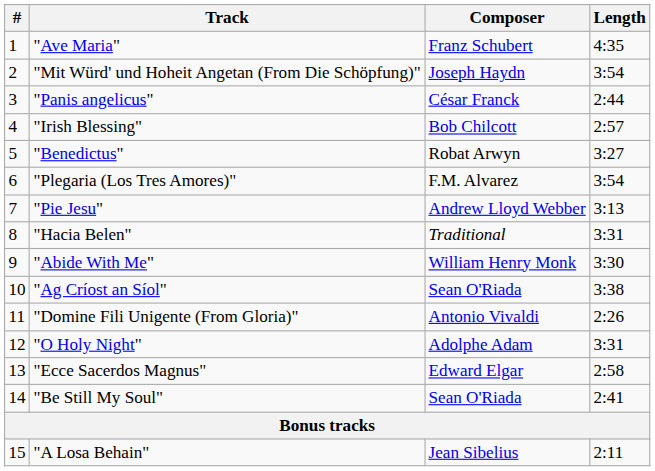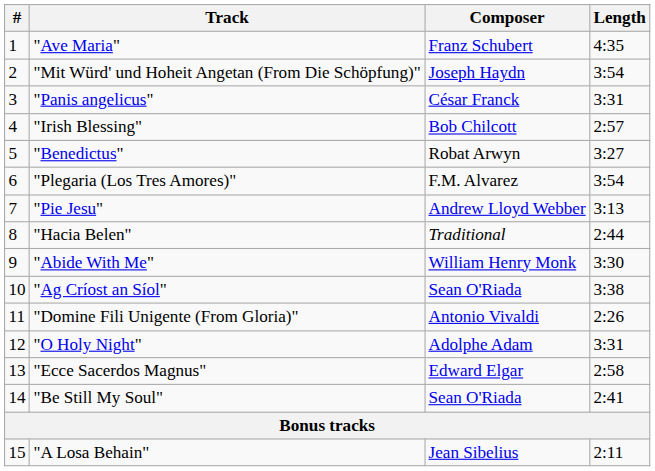(609, 99) 2:44 -> (609, 99) 3:31
(609, 235) 3:31 -> (609, 235) 2:44
